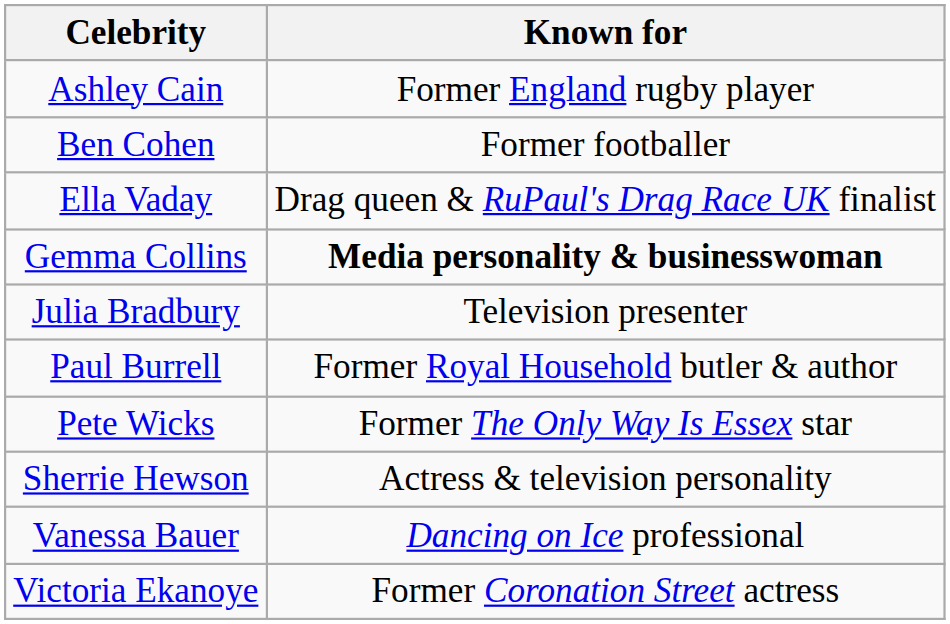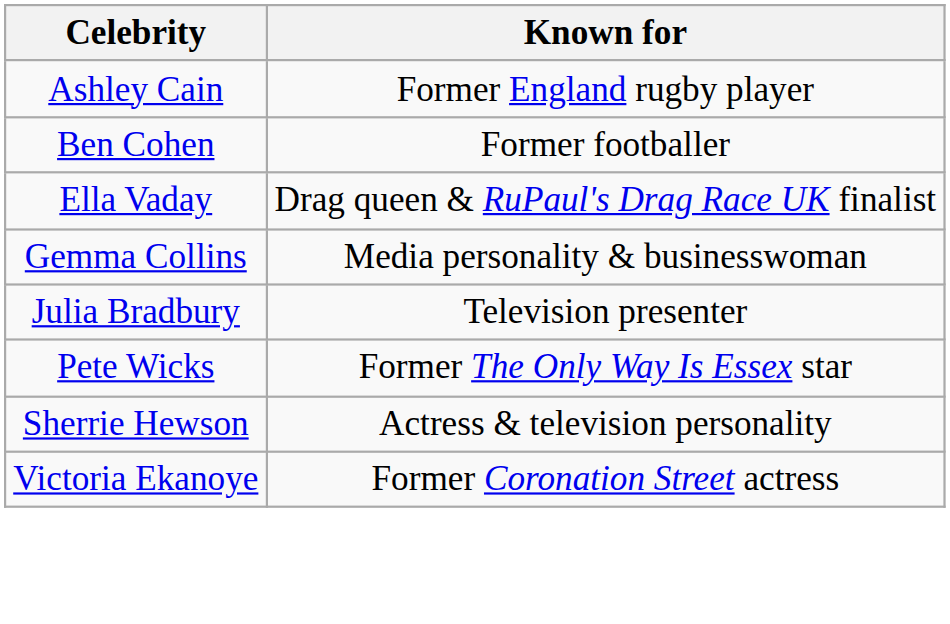(605, 255) bold -> (605, 255) normal
- row: (136, 367)
- row: (136, 534)
